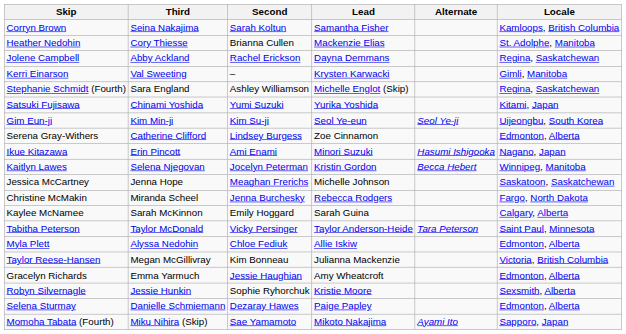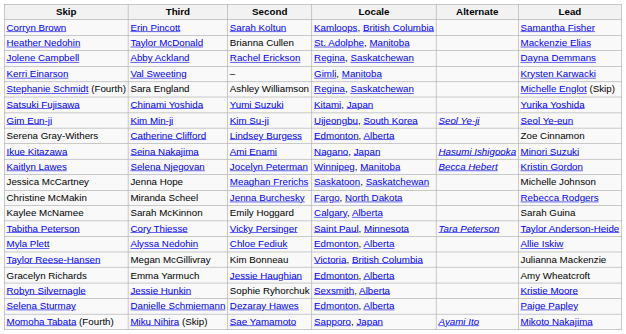columns swapped: (363, 12) <-> (559, 12)
(165, 27) Seina Nakajima -> (155, 27) Erin Pincott
(159, 43) Cory Thiesse -> (167, 43) Taylor McDonald
(155, 151) Erin Pincott -> (165, 151) Seina Nakajima
(167, 228) Taylor McDonald -> (159, 228) Cory Thiesse
